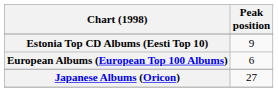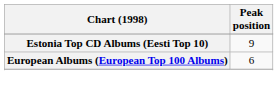- row: (117, 78)
